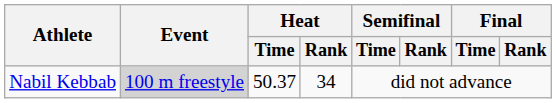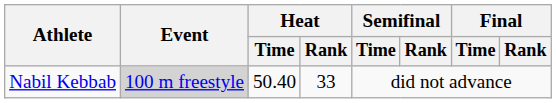(275, 82) 50.37 -> (275, 82) 50.40
(326, 82) 34 -> (326, 82) 33
